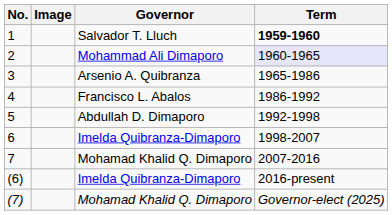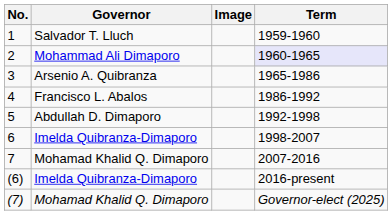columns swapped: (53, 14) <-> (165, 14)
(289, 35) bold -> (289, 35) normal
